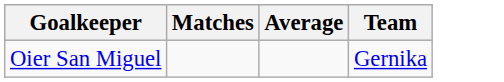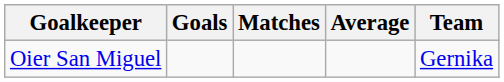+ column: (200, 22)
